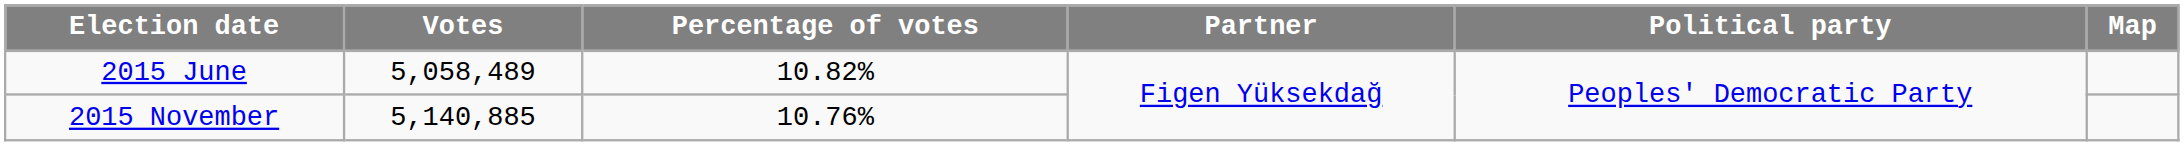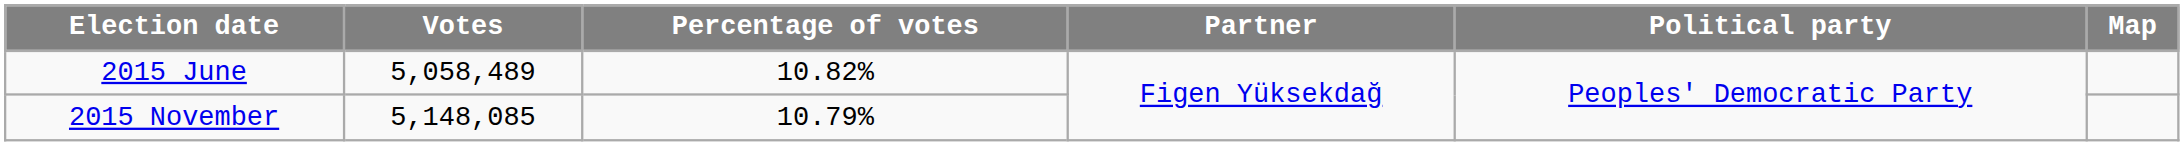(463, 118) 5,140,885 -> (463, 118) 5,148,085
(825, 118) 10.76% -> (825, 118) 10.79%
